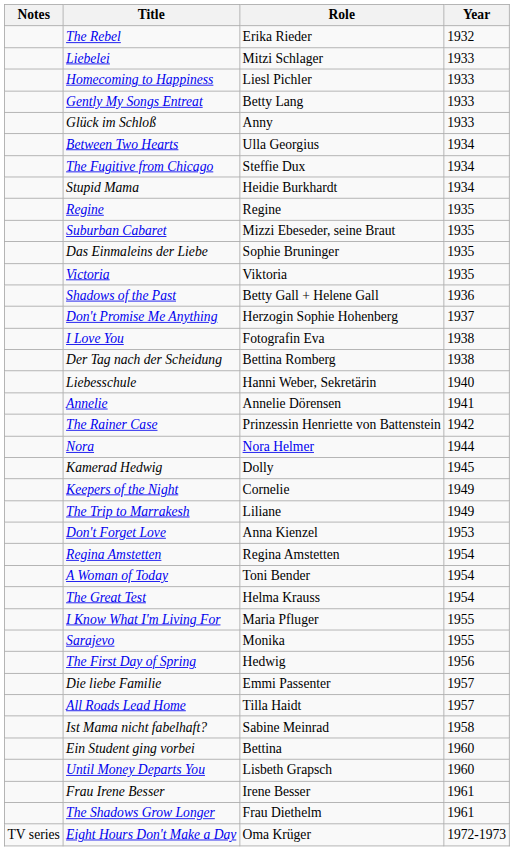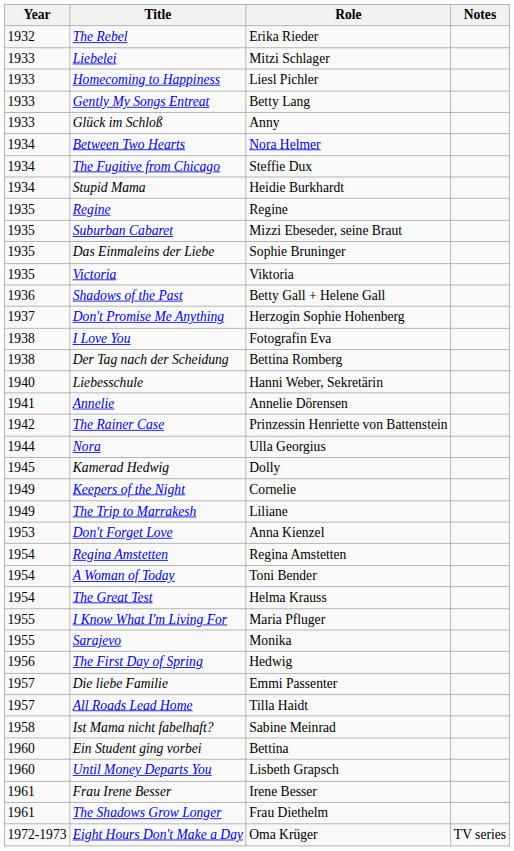columns swapped: (477, 15) <-> (34, 15)
(281, 144) Ulla Georgius -> (285, 144) Nora Helmer
(278, 446) Nora Helmer -> (287, 446) Ulla Georgius
